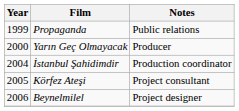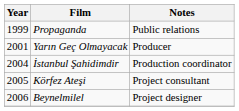(18, 47) 2000 -> (18, 47) 2001
